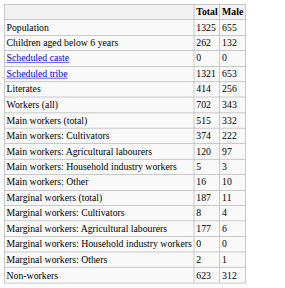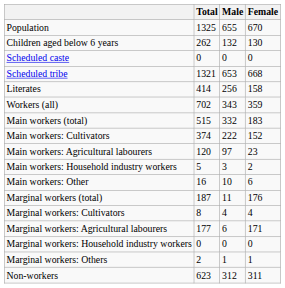+ column: (263, 12)
